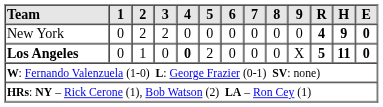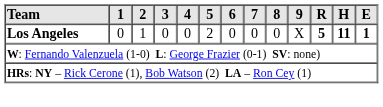- row: (35, 33)
(188, 53) bold -> (188, 33) normal
(366, 53) 0 -> (366, 33) 1
